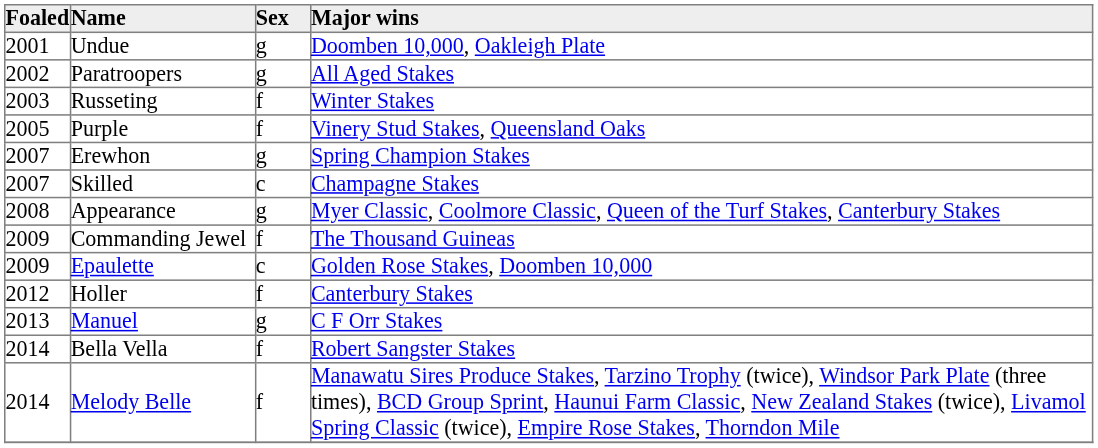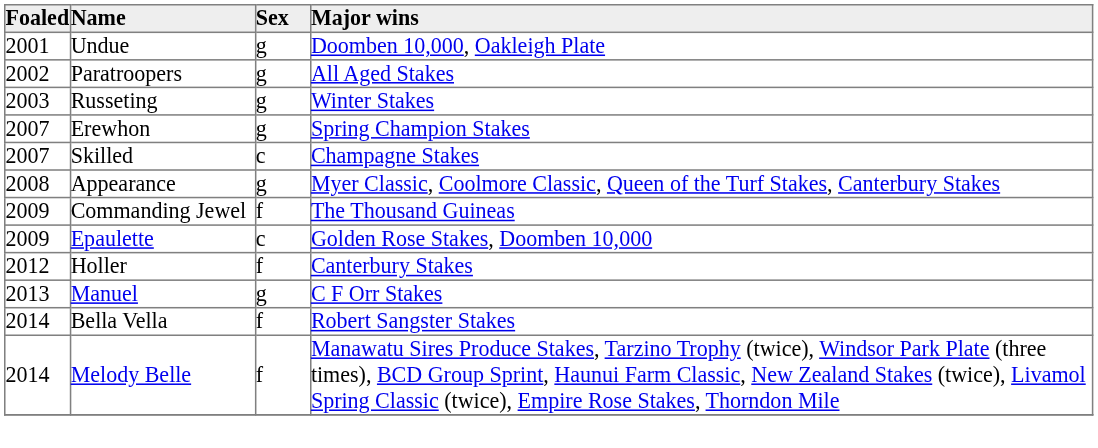(259, 100) f -> (261, 100) g
- row: (99, 128)
